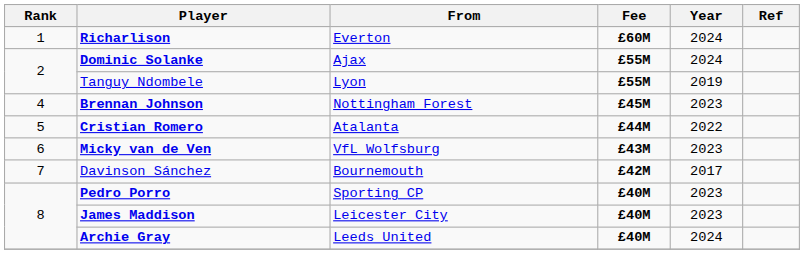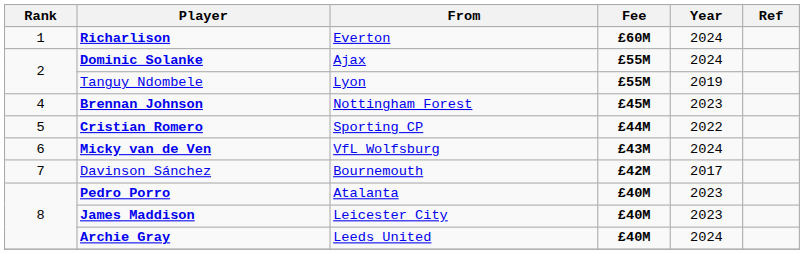(366, 127) Atalanta -> (378, 127) Sporting CP
(706, 149) 2023 -> (706, 149) 2024
(378, 194) Sporting CP -> (366, 194) Atalanta
